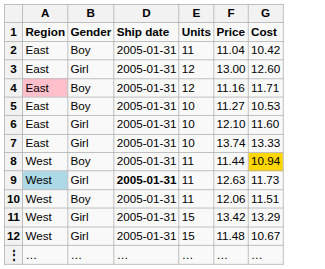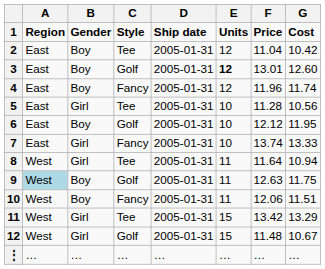+ column: (133, 13)
(188, 50) 11 -> (225, 50) 12
(79, 69) Girl -> (80, 69) Boy
(188, 69) normal -> (225, 69) bold
(231, 69) 13.00 -> (268, 69) 13.01
(37, 87) pink background -> (37, 87) no background
(231, 87) 11.16 -> (268, 87) 11.96
(265, 87) 11.71 -> (302, 87) 11.74
(80, 106) Boy -> (79, 106) Girl
(231, 106) 11.27 -> (268, 106) 11.28
(266, 106) 10.53 -> (303, 106) 10.56
(79, 124) Girl -> (80, 124) Boy
(231, 124) 12.10 -> (268, 124) 12.12
(265, 124) 11.60 -> (302, 124) 11.95
(80, 161) Boy -> (79, 161) Girl
(231, 161) 11.44 -> (268, 161) 11.64
(266, 161) gold background -> (303, 161) no background
(79, 180) Girl -> (80, 180) Boy
(147, 180) bold -> (184, 180) normal
(265, 180) 11.73 -> (302, 180) 11.75
